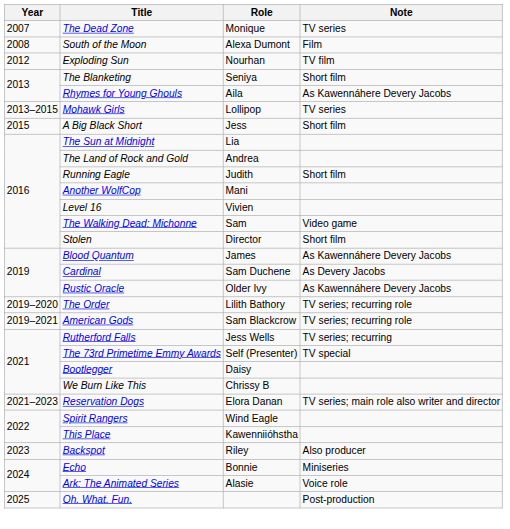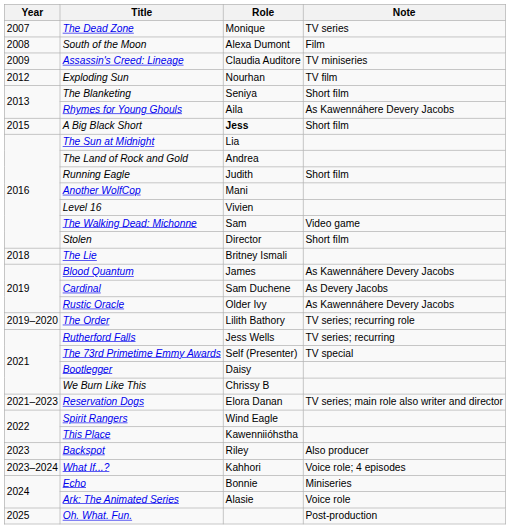+ row: (123, 61)
- row: (94, 110)
(236, 126) normal -> (237, 126) bold
+ row: (80, 256)
- row: (98, 321)
+ row: (86, 467)
